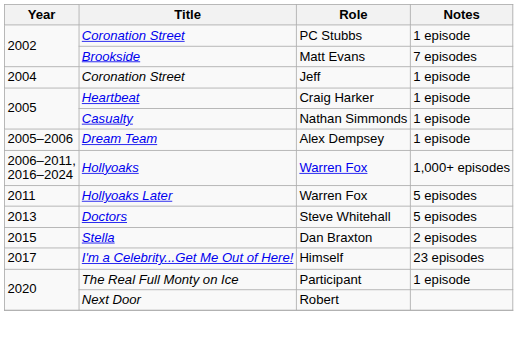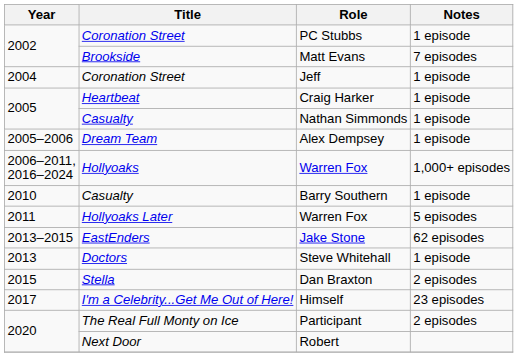+ row: (107, 196)
+ row: (116, 237)
(445, 216) 5 episodes -> (442, 258) 1 episode
(442, 279) 1 episode -> (445, 320) 2 episodes
